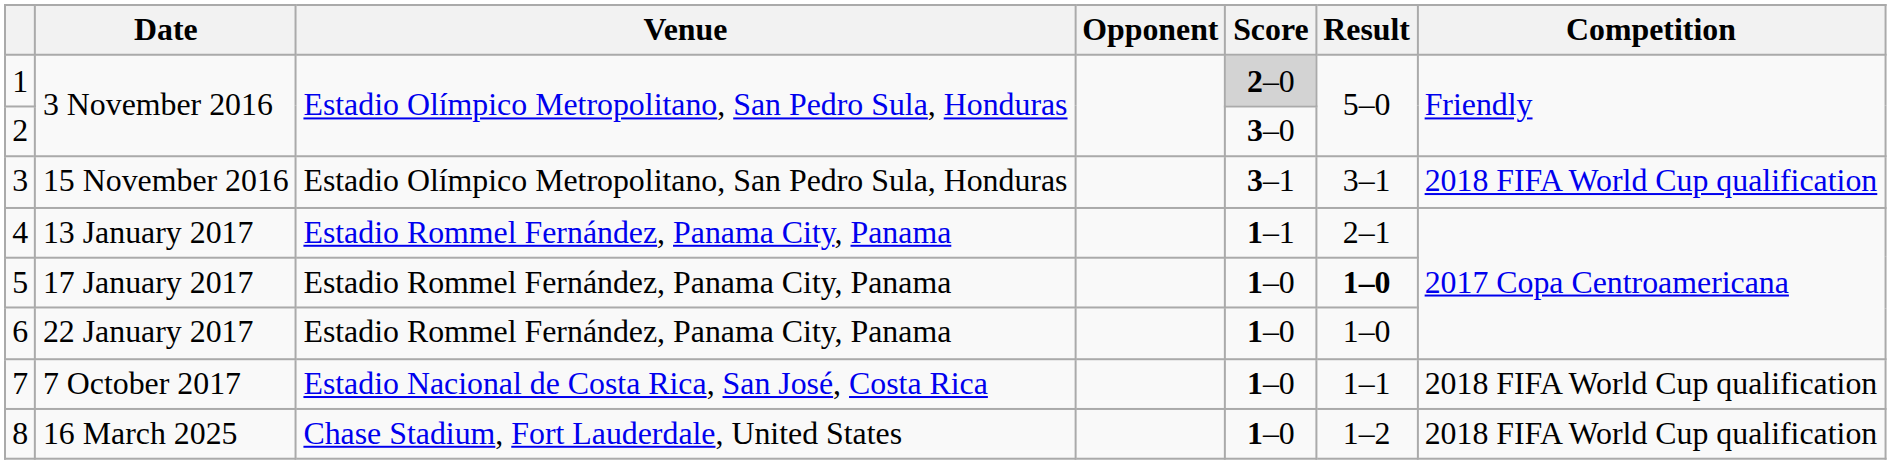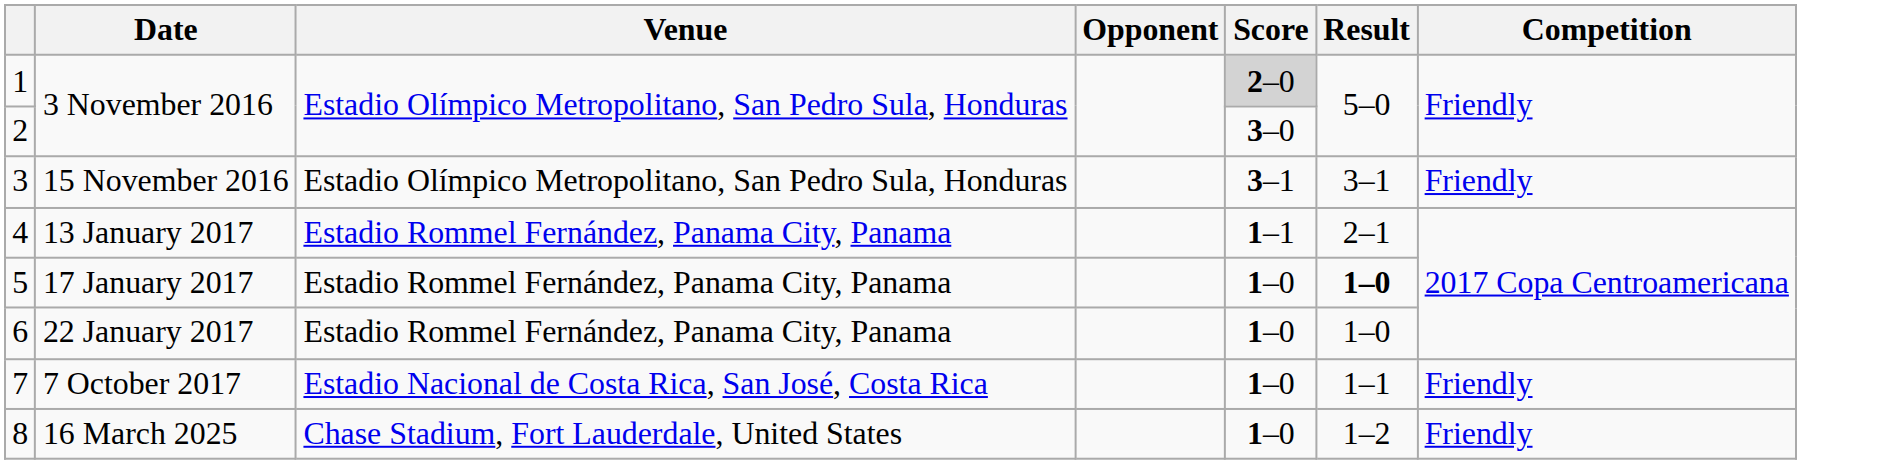(1651, 181) 2018 FIFA World Cup qualification -> (1479, 181) Friendly
(1651, 383) 2018 FIFA World Cup qualification -> (1479, 383) Friendly
(1651, 433) 2018 FIFA World Cup qualification -> (1479, 433) Friendly
